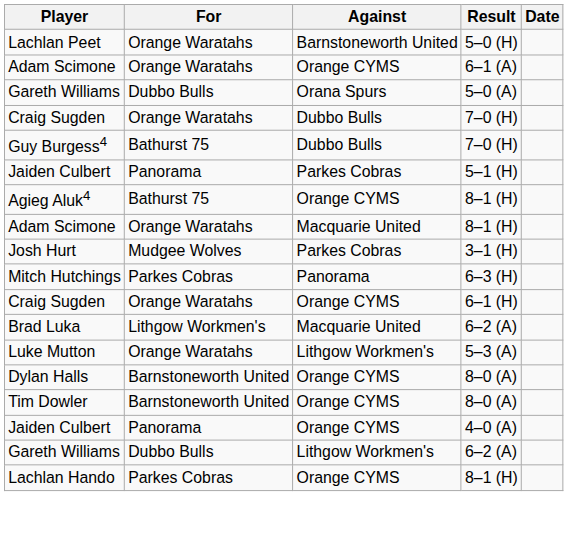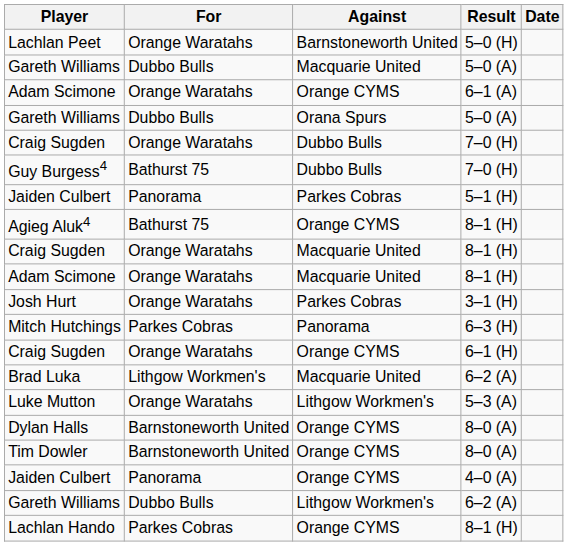+ row: (64, 67)
+ row: (57, 251)
(185, 251) Mudgee Wolves -> (190, 301) Orange Waratahs
